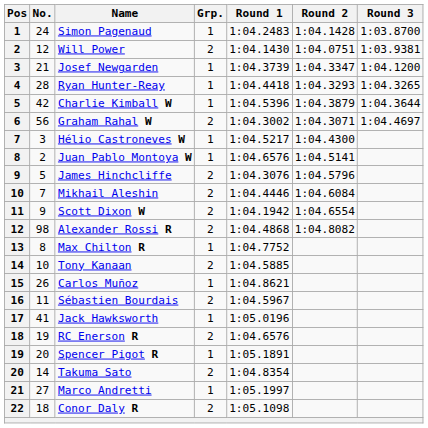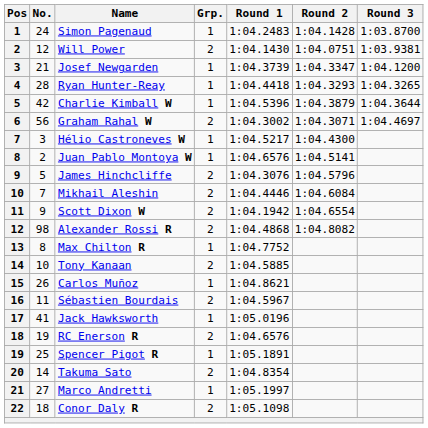(43, 355) 20 -> (43, 355) 25
